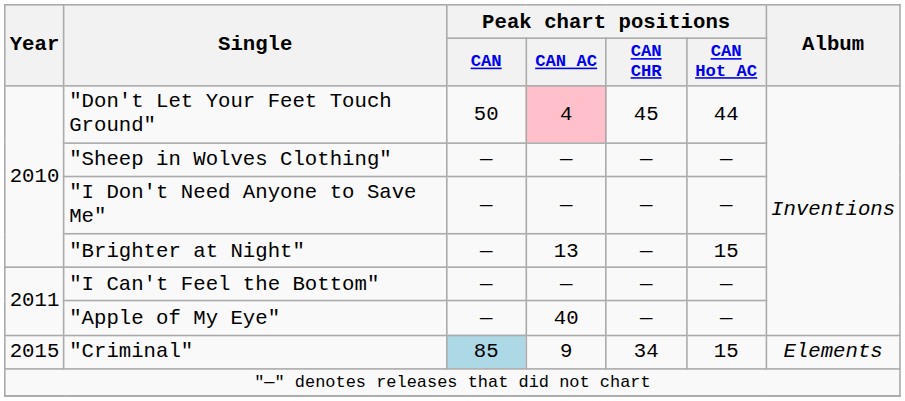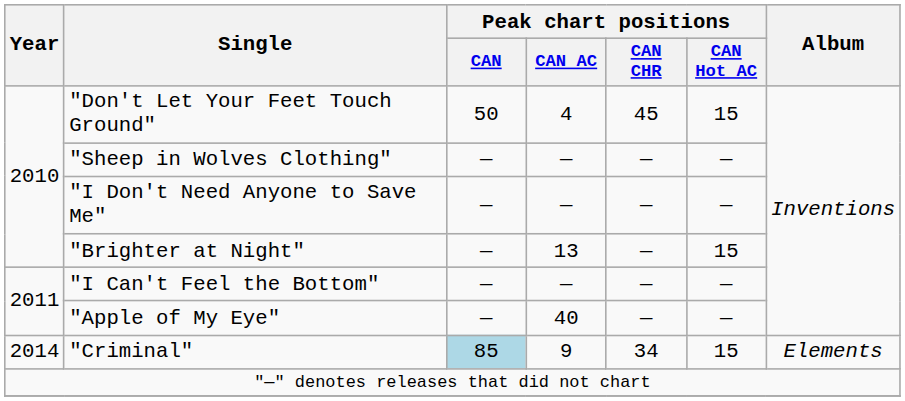(566, 114) pink background -> (566, 114) no background
(726, 114) 44 -> (726, 114) 15
(35, 352) 2015 -> (35, 352) 2014
